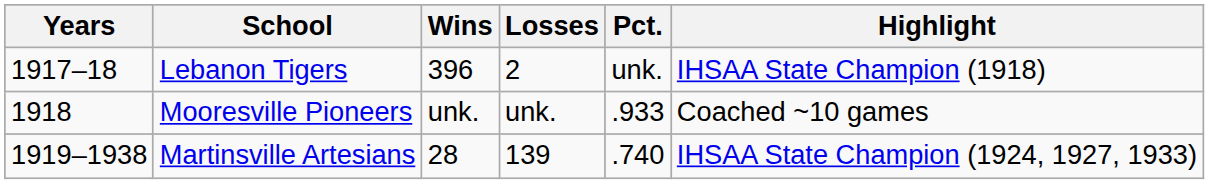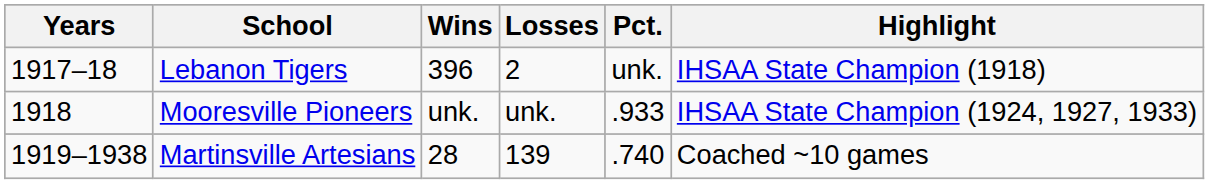(803, 112) Coached ~10 games -> (937, 112) IHSAA State Champion (1924, 1927, 1933)
(937, 155) IHSAA State Champion (1924, 1927, 1933) -> (803, 155) Coached ~10 games
